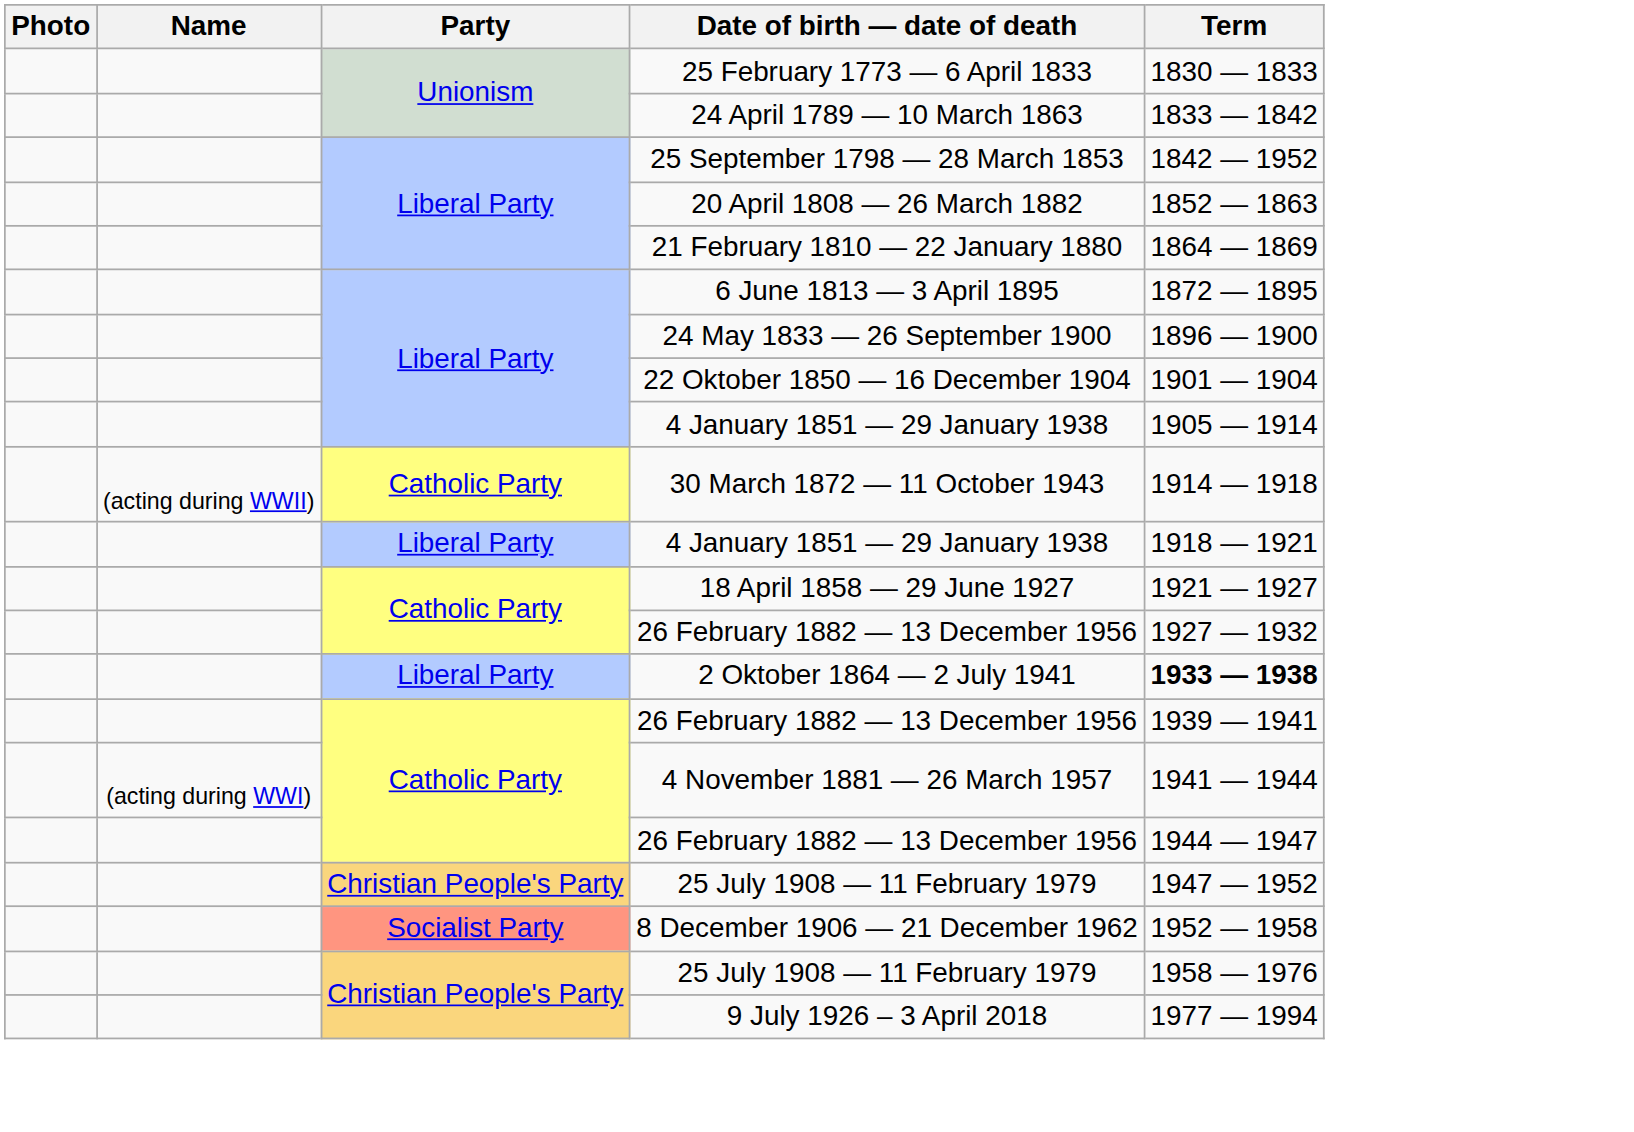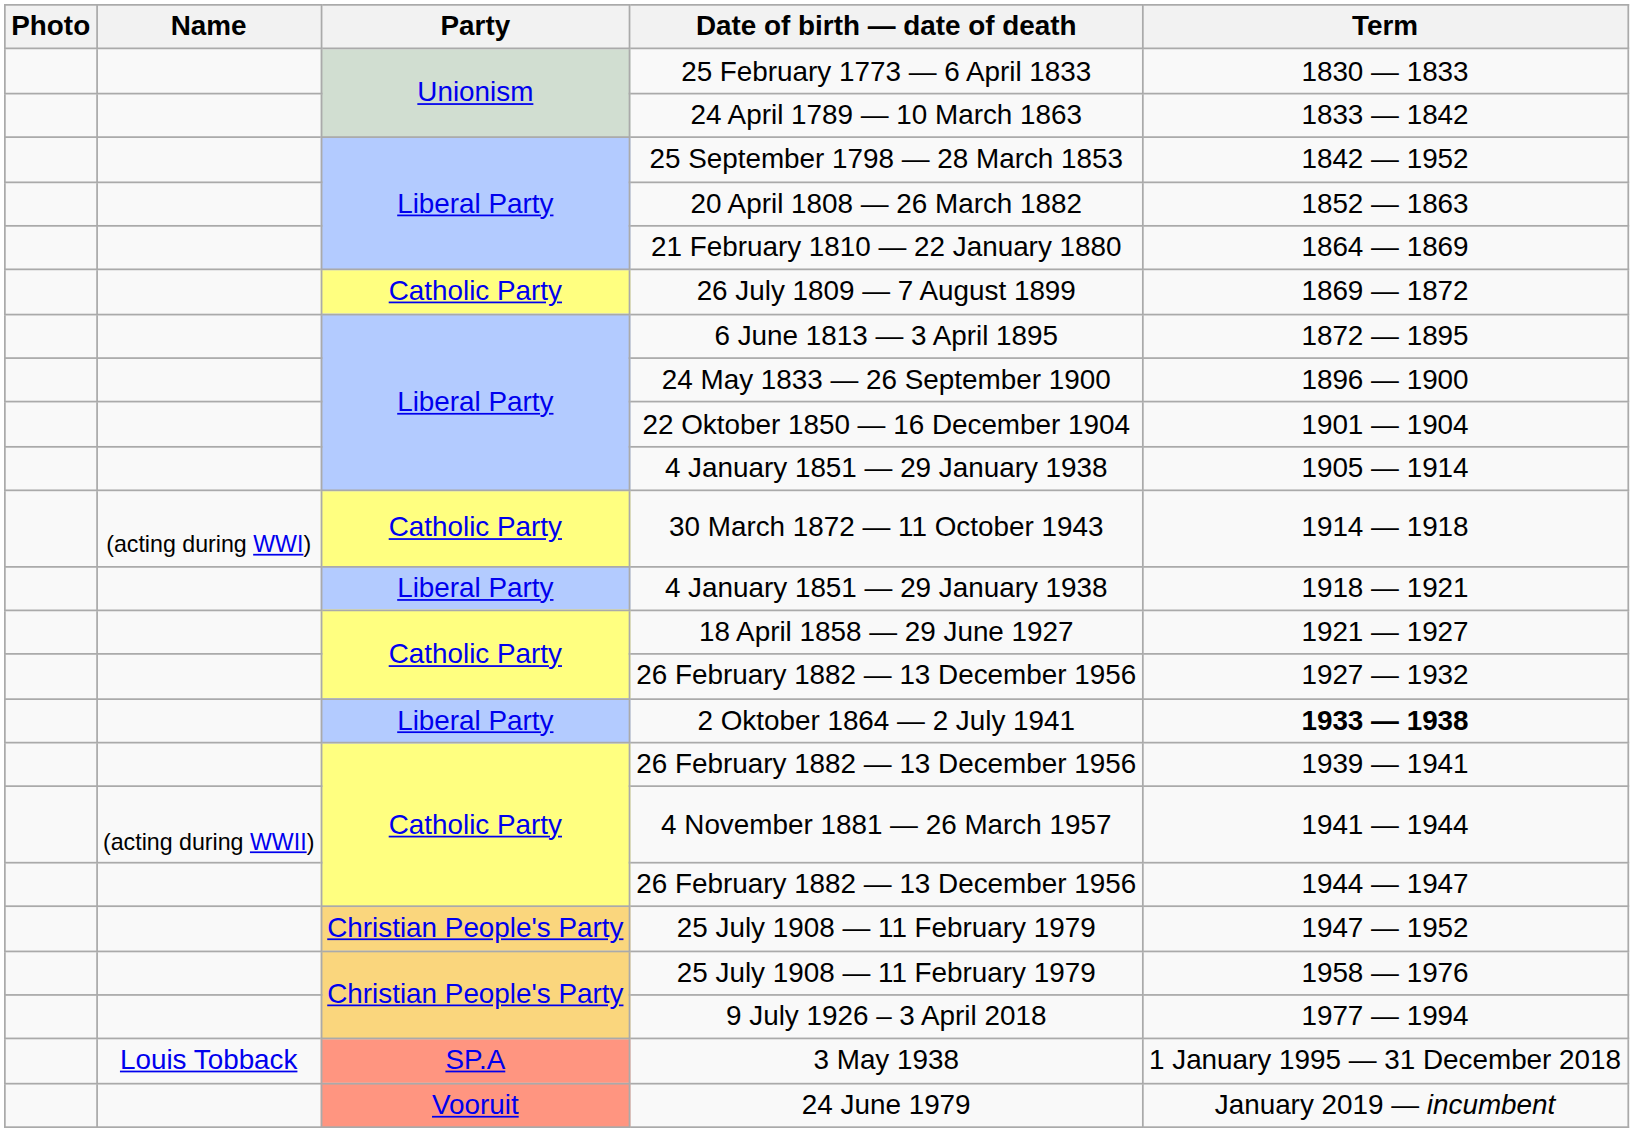+ row: (475, 291)
(209, 501) (acting during WWII) -> (209, 545) (acting during WWI)
(209, 797) (acting during WWI) -> (209, 841) (acting during WWII)
- row: (475, 928)
+ row: (475, 1060)
+ row: (475, 1104)
